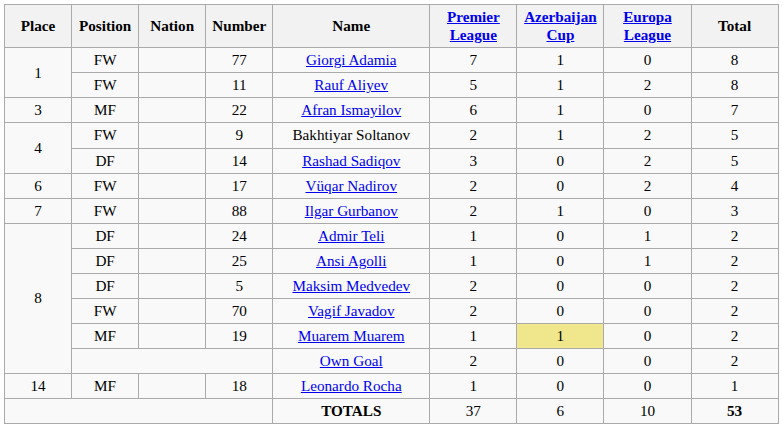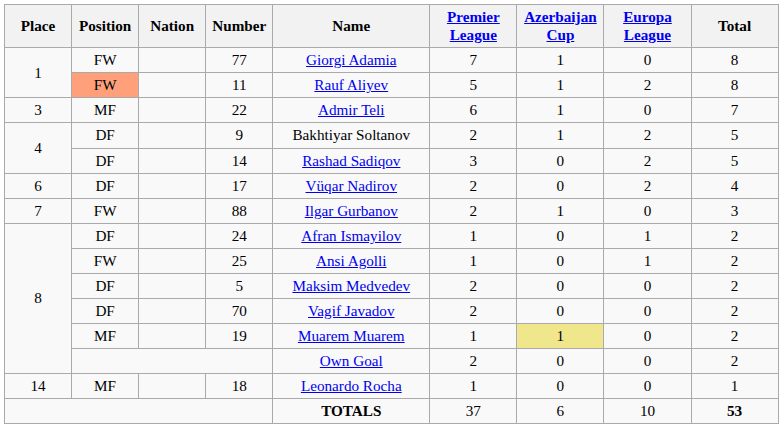(105, 85) no background -> (105, 85) lightsalmon background
(351, 110) Afran Ismayilov -> (351, 110) Admir Teli
(105, 135) FW -> (105, 135) DF
(105, 185) FW -> (105, 185) DF
(351, 235) Admir Teli -> (351, 235) Afran Ismayilov
(105, 260) DF -> (105, 260) FW
(105, 310) FW -> (105, 310) DF
